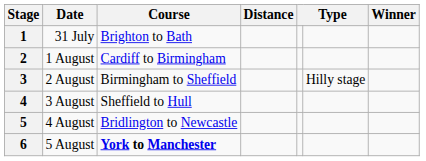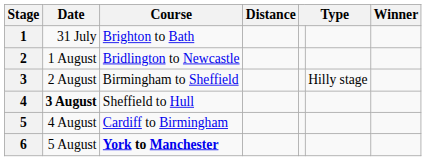(163, 58) Cardiff to Birmingham -> (171, 58) Bridlington to Newcastle
(70, 101) normal -> (71, 101) bold
(169, 123) Bridlington to Newcastle -> (165, 123) Cardiff to Birmingham
